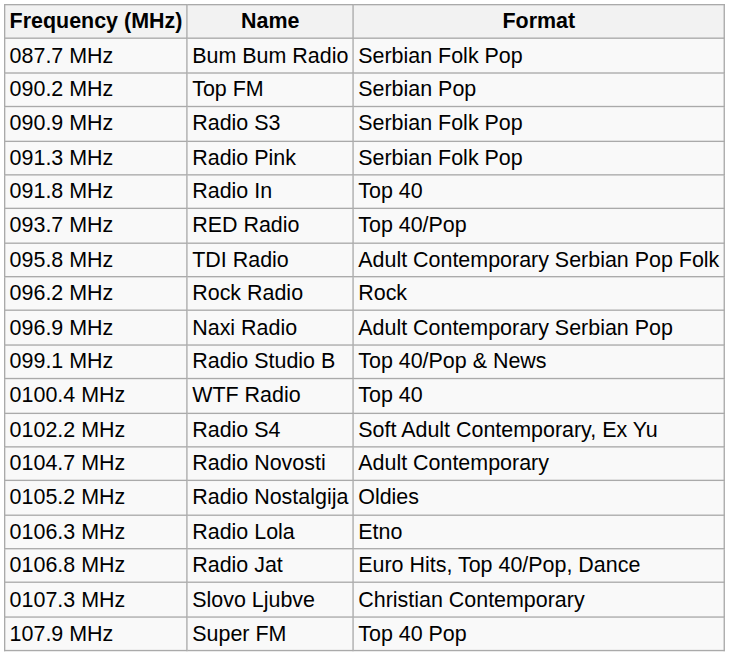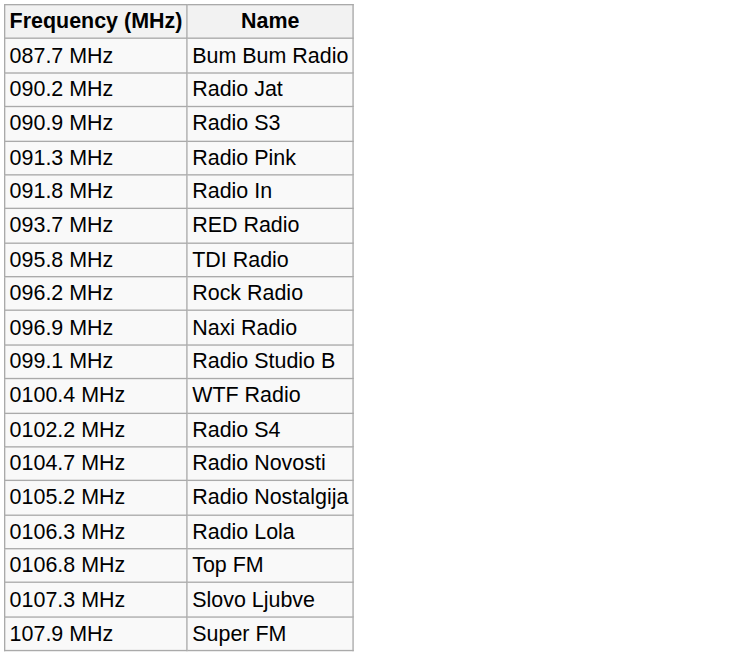- column: (539, 21)
(228, 89) Top FM -> (238, 89) Radio Jat
(238, 565) Radio Jat -> (228, 565) Top FM
